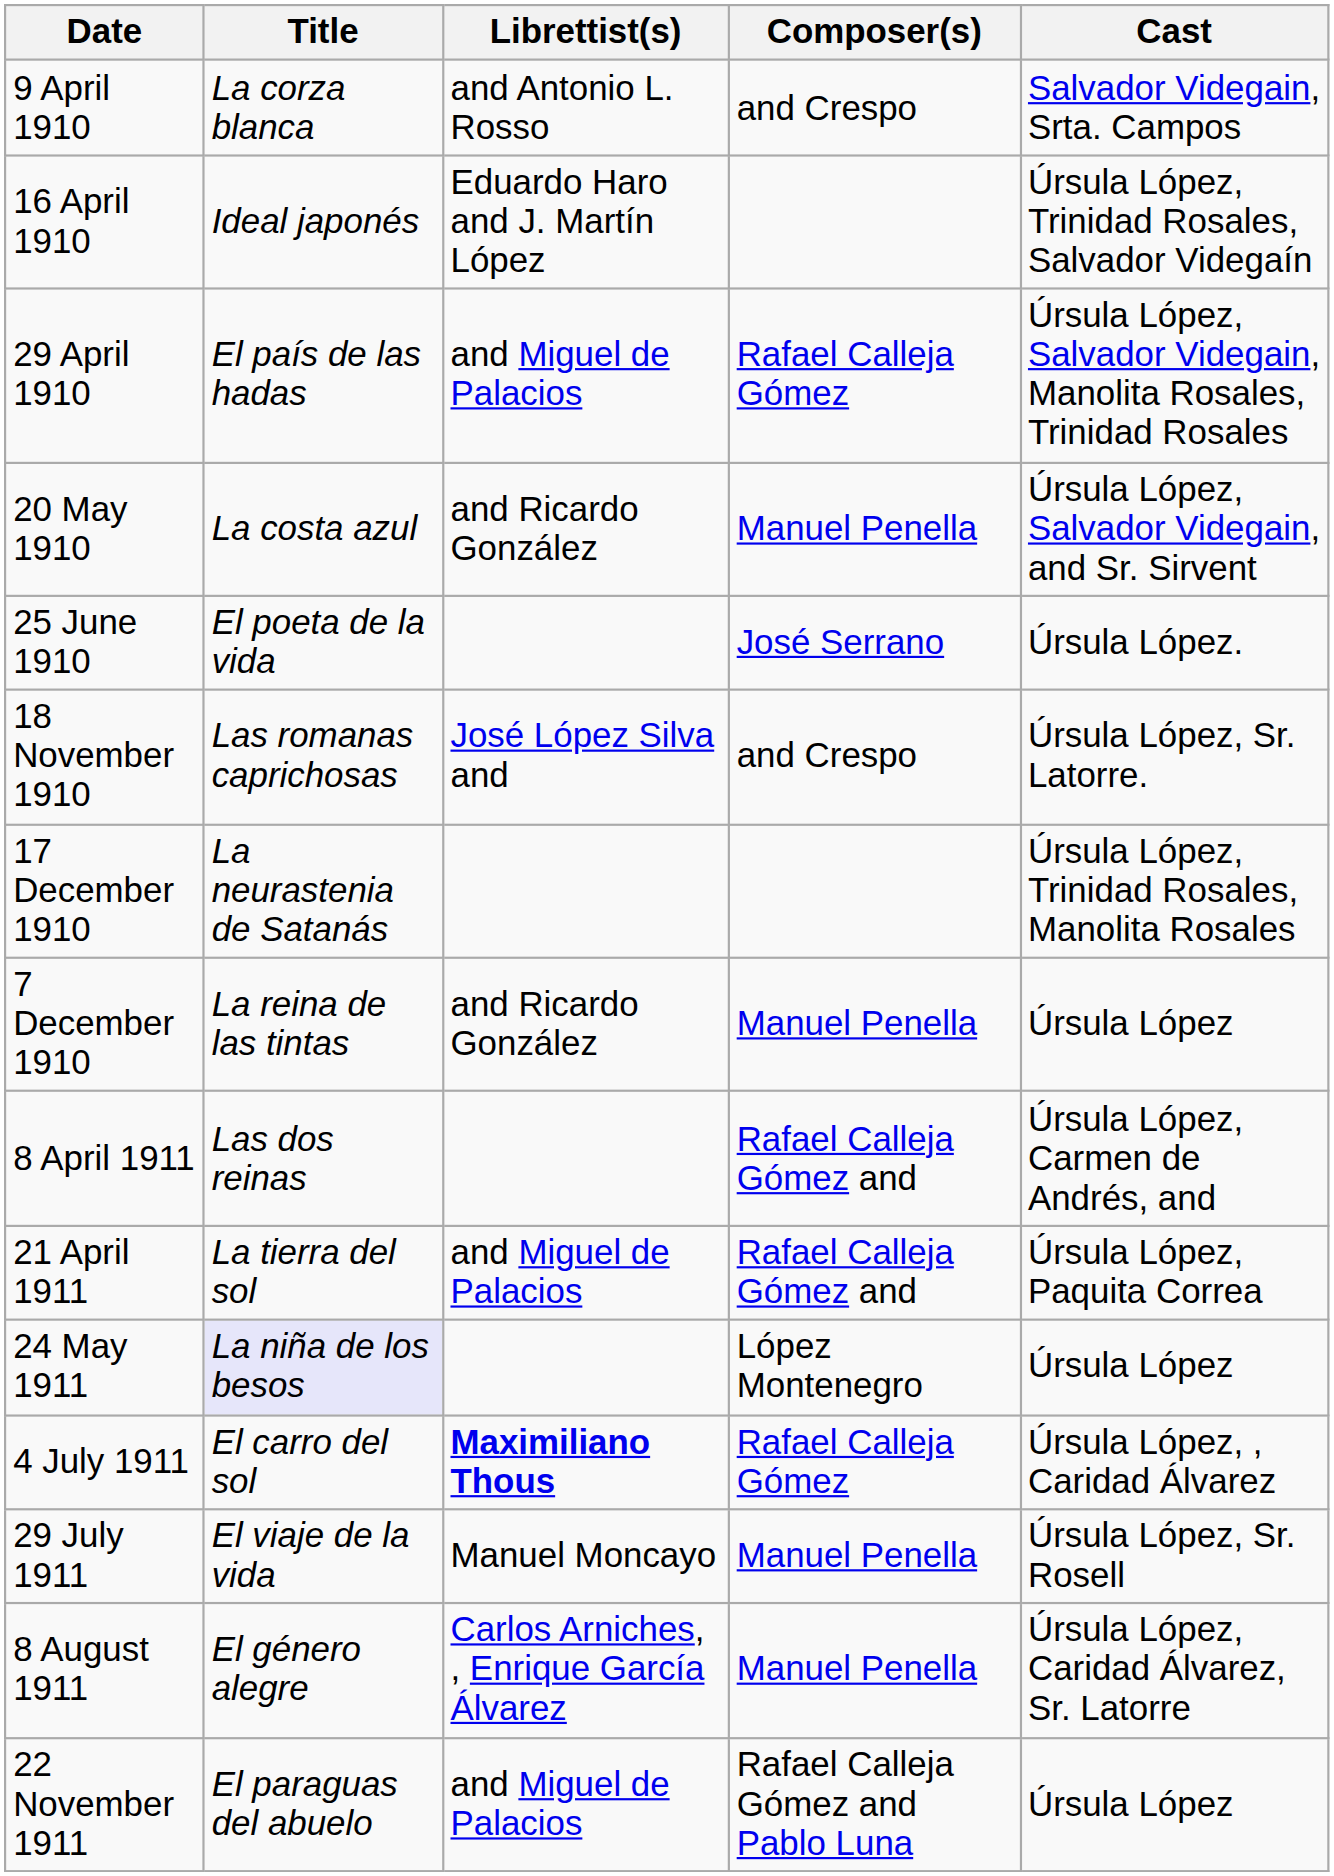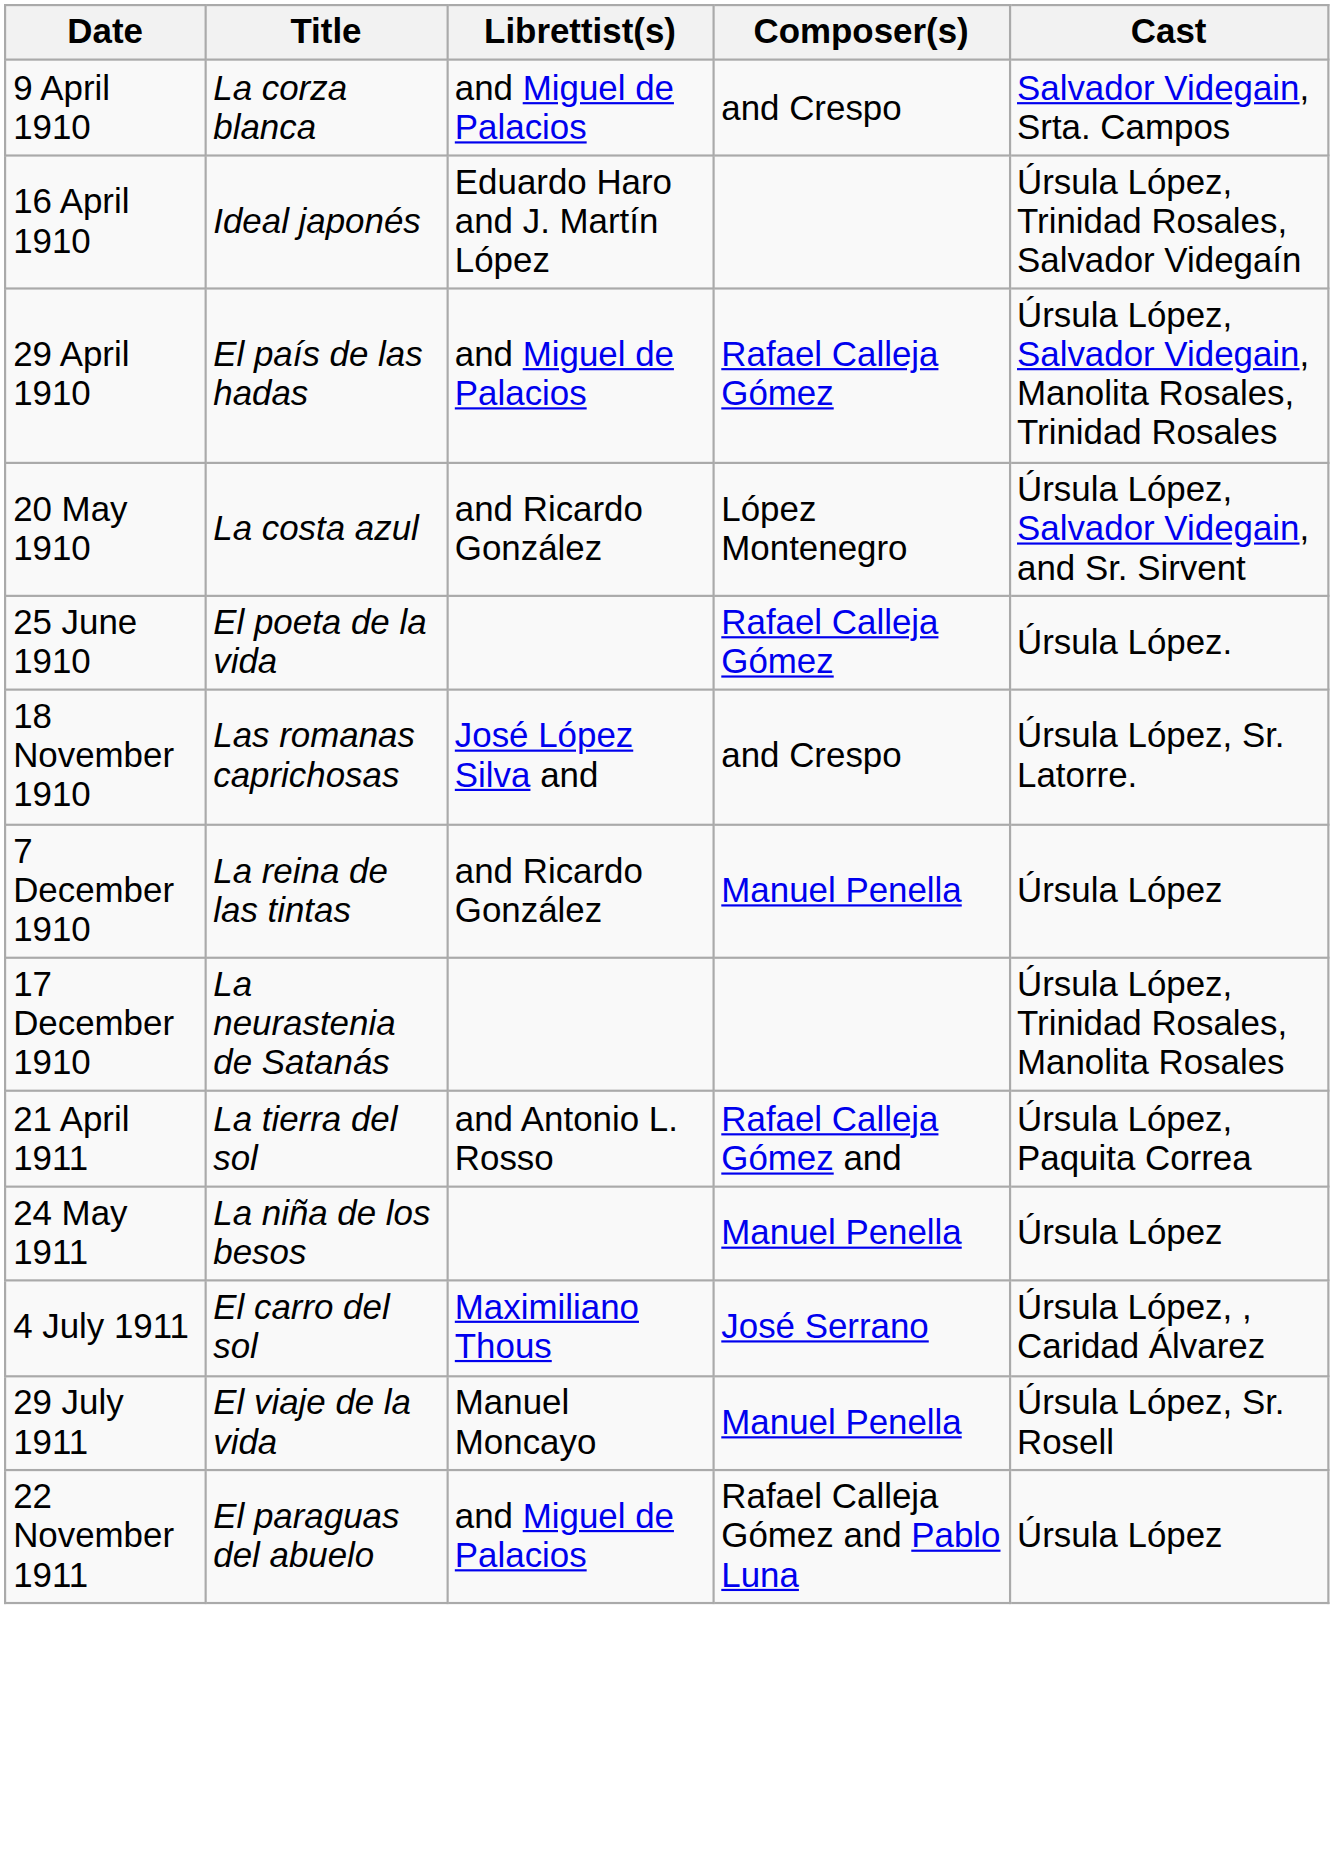(562, 107) and Antonio L. Rosso -> (564, 107) and Miguel de Palacios
(857, 528) Manuel Penella -> (814, 528) López Montenegro
(840, 642) José Serrano -> (830, 642) Rafael Calleja Gómez
rows swapped: (94, 1024) <-> (94, 890)
- row: (104, 1157)
(560, 1272) and Miguel de Palacios -> (566, 1138) and Antonio L. Rosso
(320, 1366) lavender background -> (322, 1232) no background
(830, 1366) López Montenegro -> (842, 1232) Manuel Penella
(550, 1461) bold -> (547, 1327) normal
(845, 1461) Rafael Calleja Gómez -> (825, 1327) José Serrano
- row: (81, 1669)
